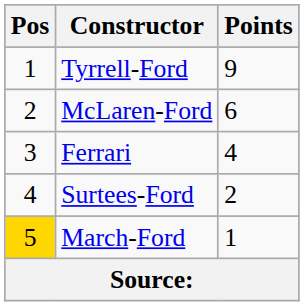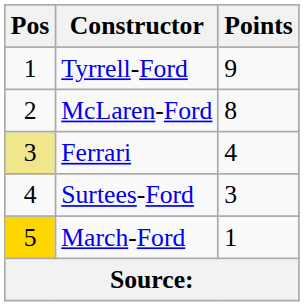(231, 110) 6 -> (231, 110) 8
(30, 152) no background -> (30, 152) khaki background
(231, 195) 2 -> (231, 195) 3
